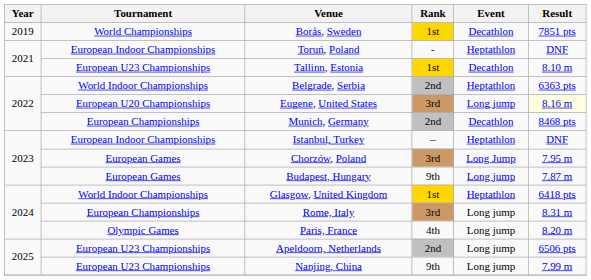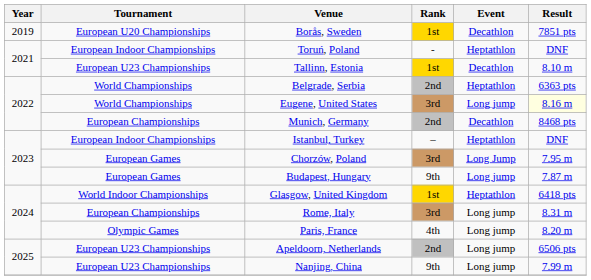(143, 31) World Championships -> (143, 31) European U20 Championships
(143, 85) World Indoor Championships -> (143, 85) World Championships
(143, 103) European U20 Championships -> (143, 103) World Championships
